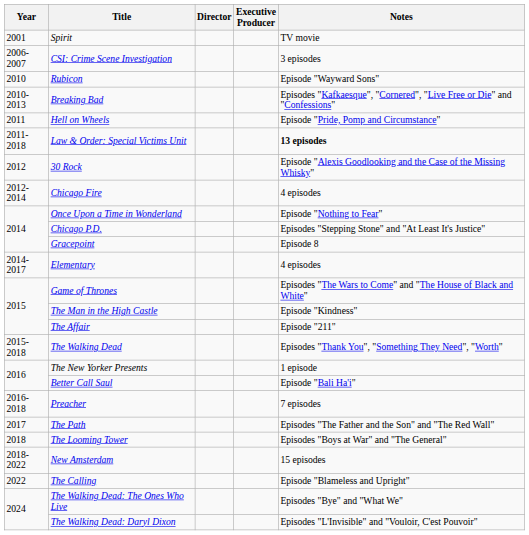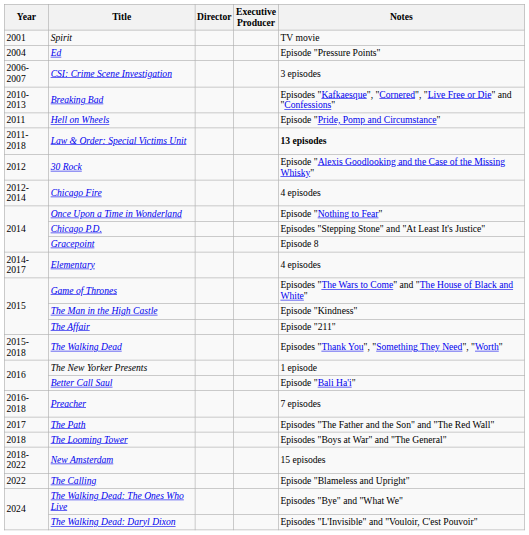+ row: (56, 53)
- row: (67, 79)
